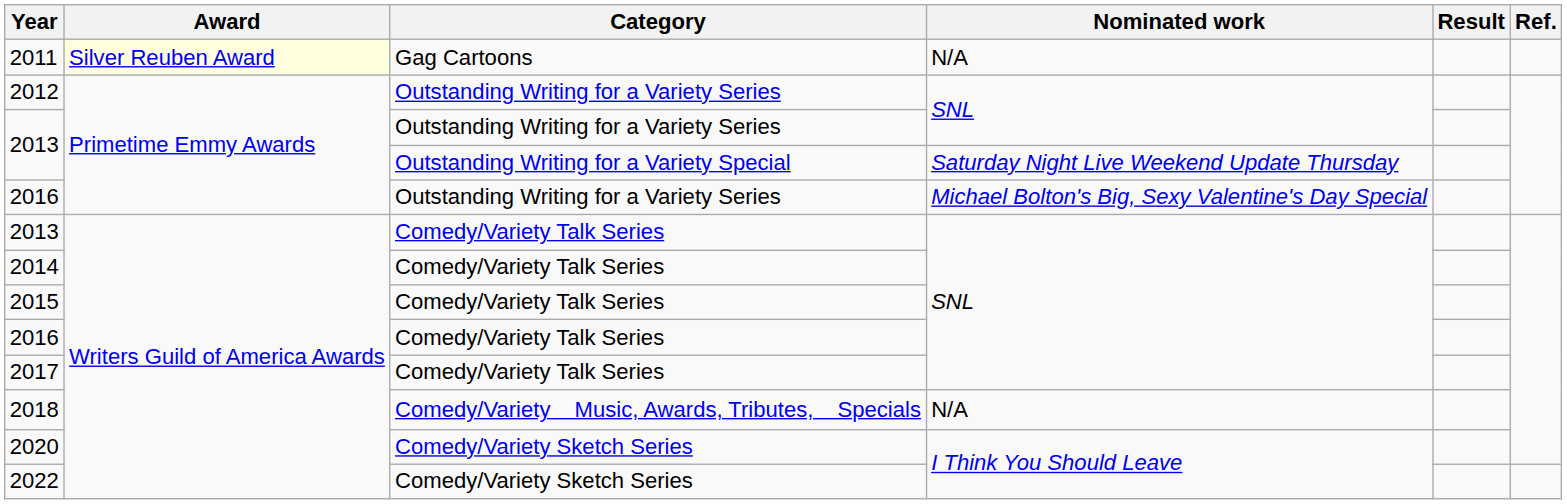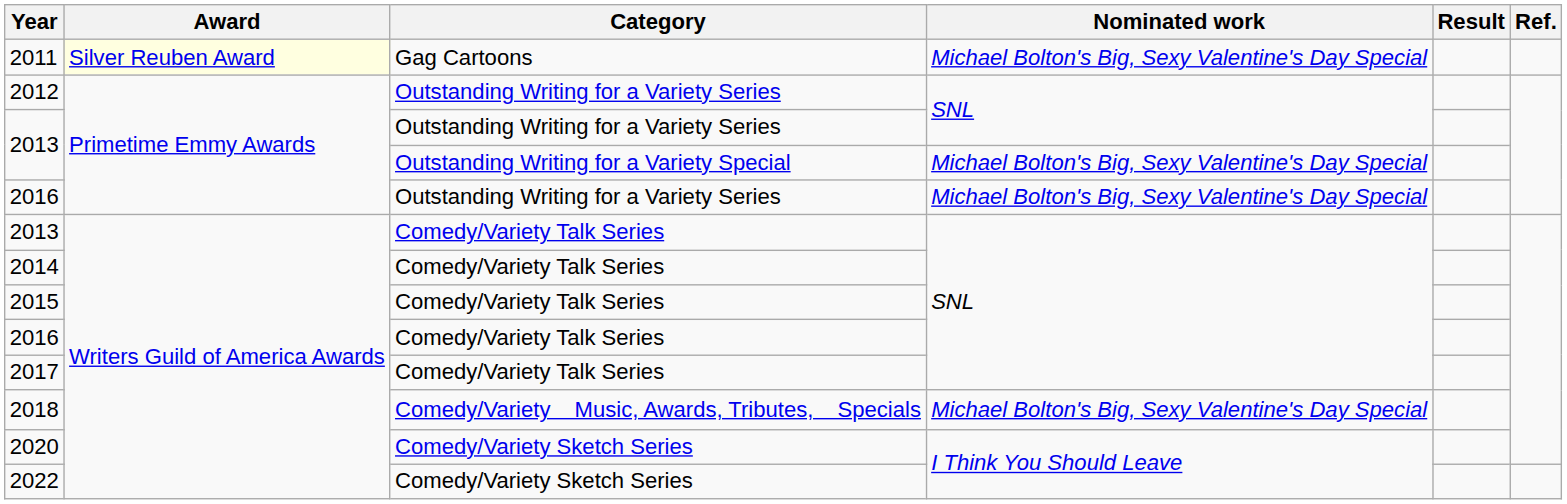(950, 57) N/A -> (1179, 57) Michael Bolton's Big, Sexy Valentine's Day Special
(1165, 162) Saturday Night Live Weekend Update Thursday -> (1179, 162) Michael Bolton's Big, Sexy Valentine's Day Special
(950, 409) N/A -> (1179, 409) Michael Bolton's Big, Sexy Valentine's Day Special
